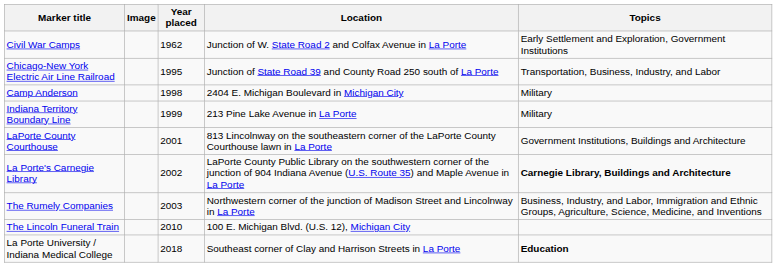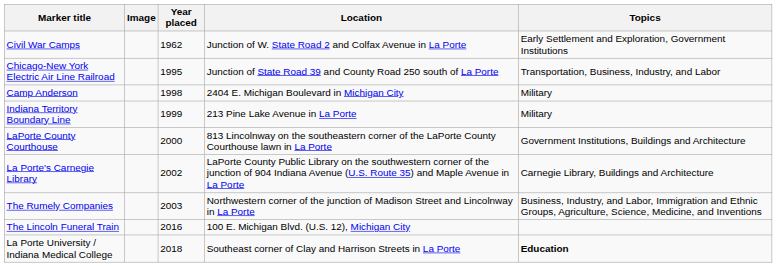(171, 141) 2001 -> (171, 141) 2000
(626, 173) bold -> (617, 173) normal
(171, 227) 2010 -> (171, 227) 2016
